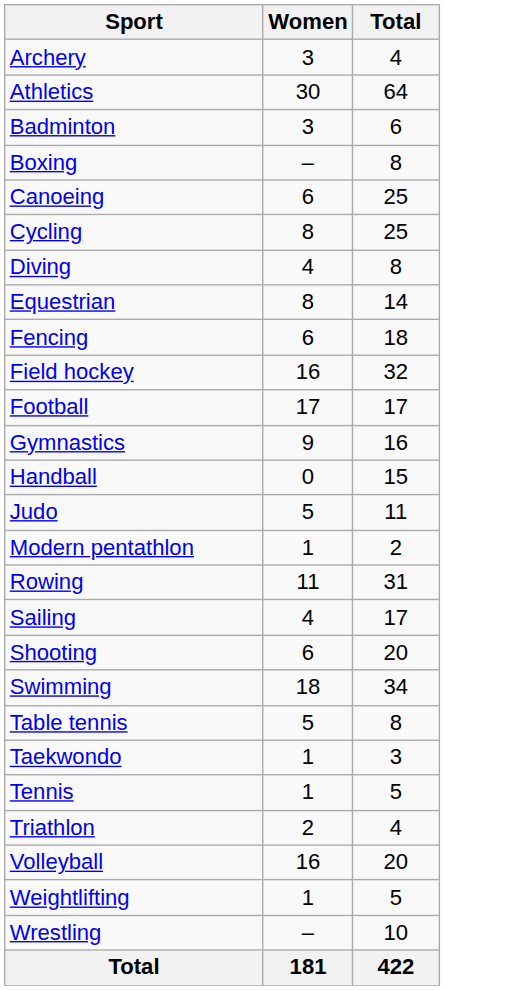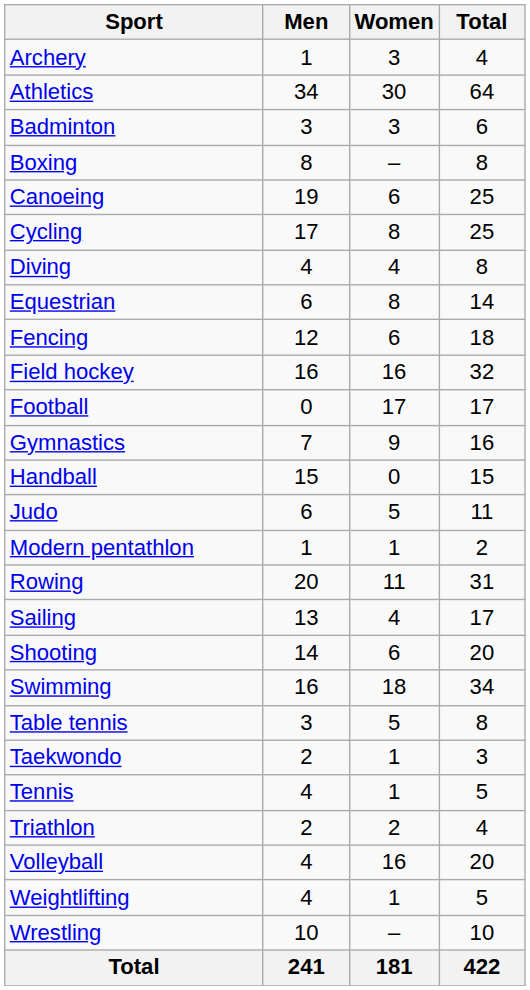+ column: (306, 22)
